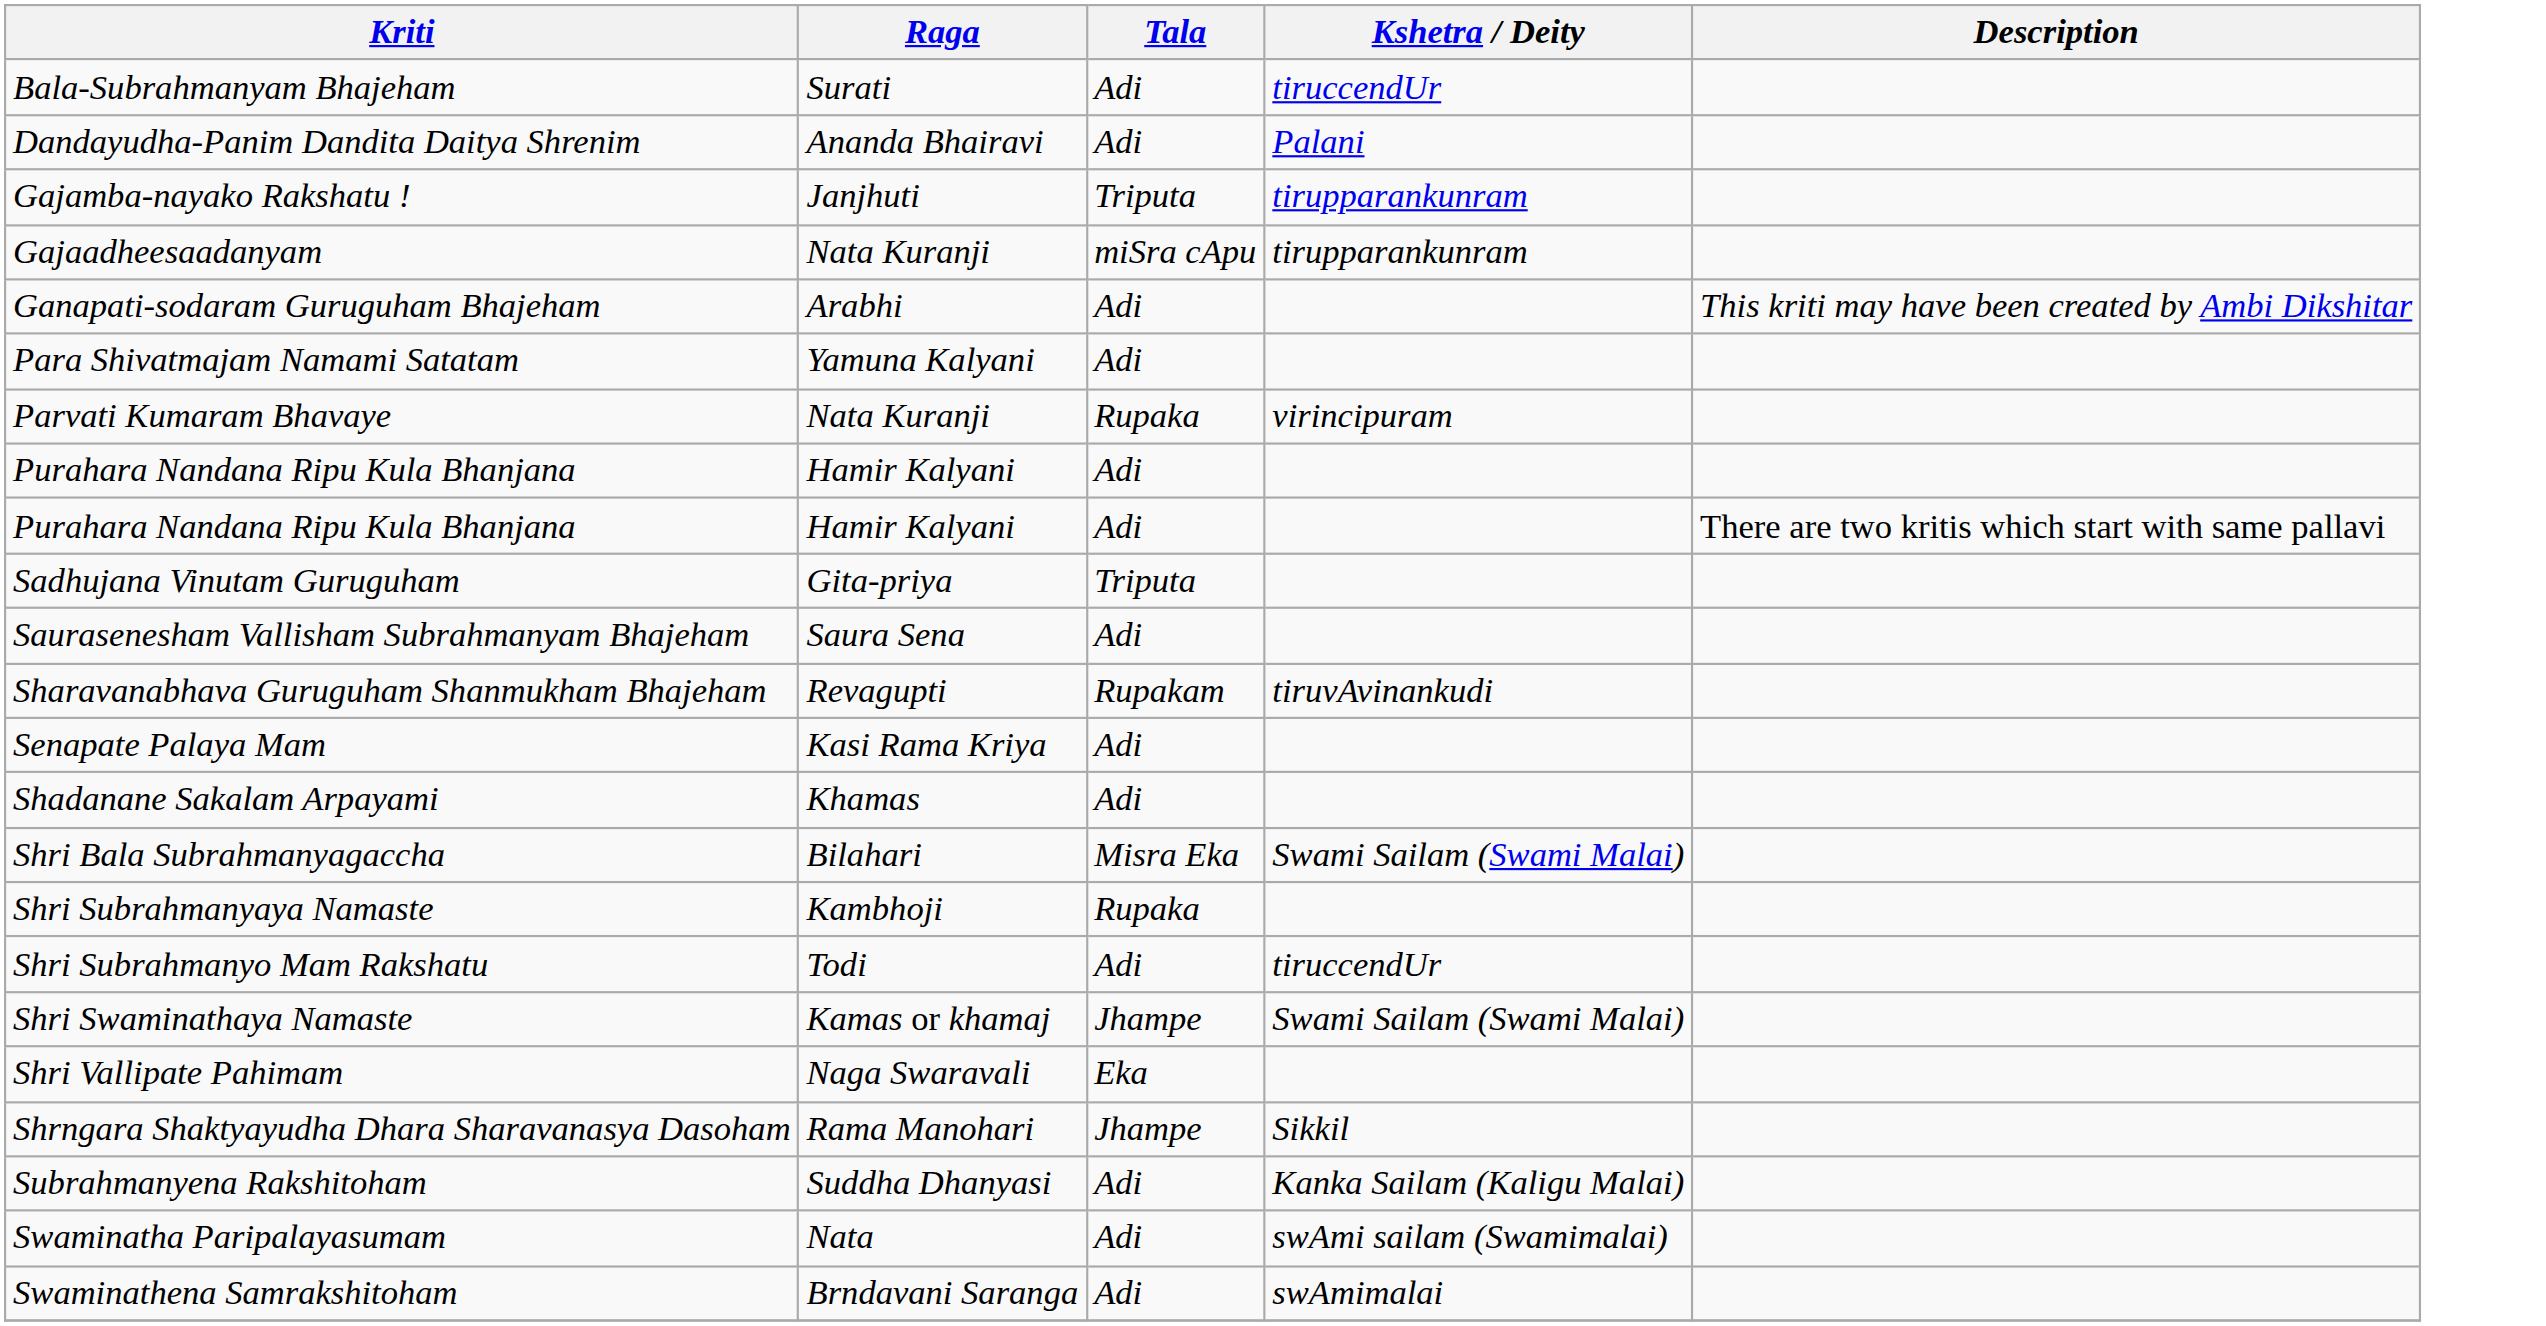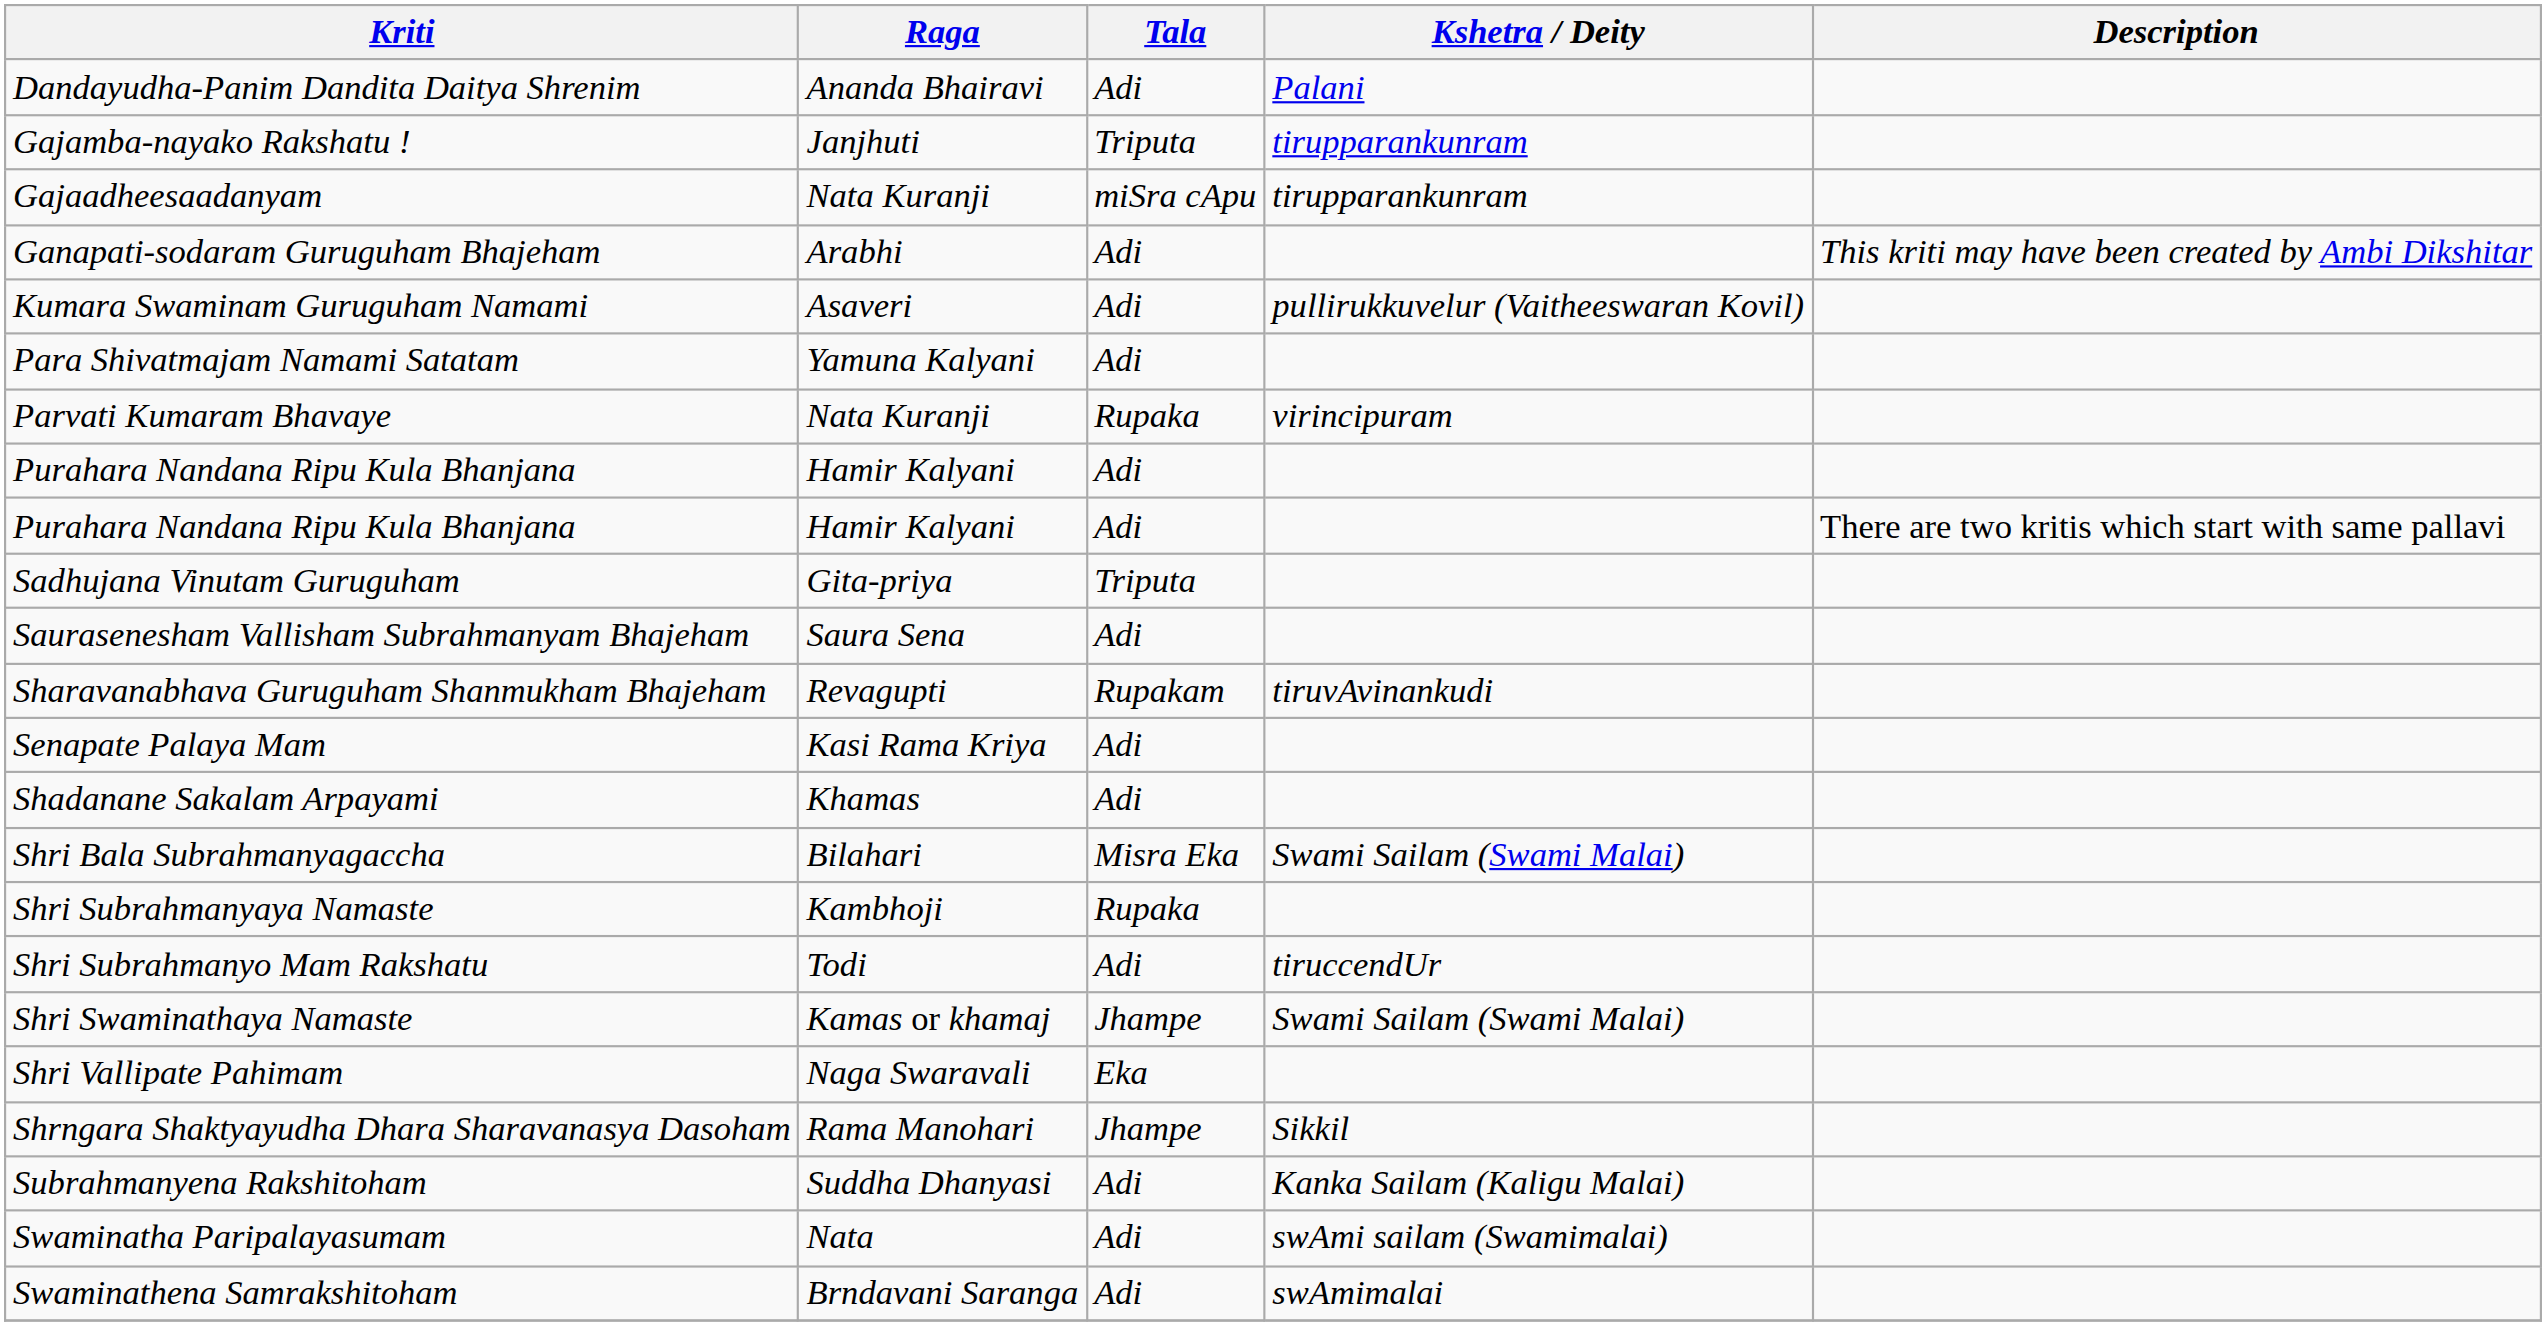- row: (234, 86)
+ row: (301, 305)
